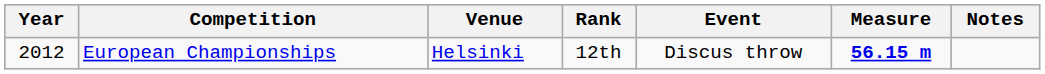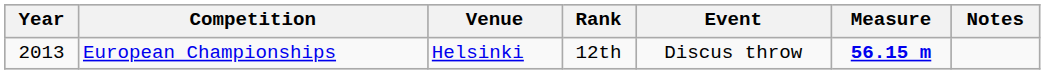(42, 53) 2012 -> (42, 53) 2013
